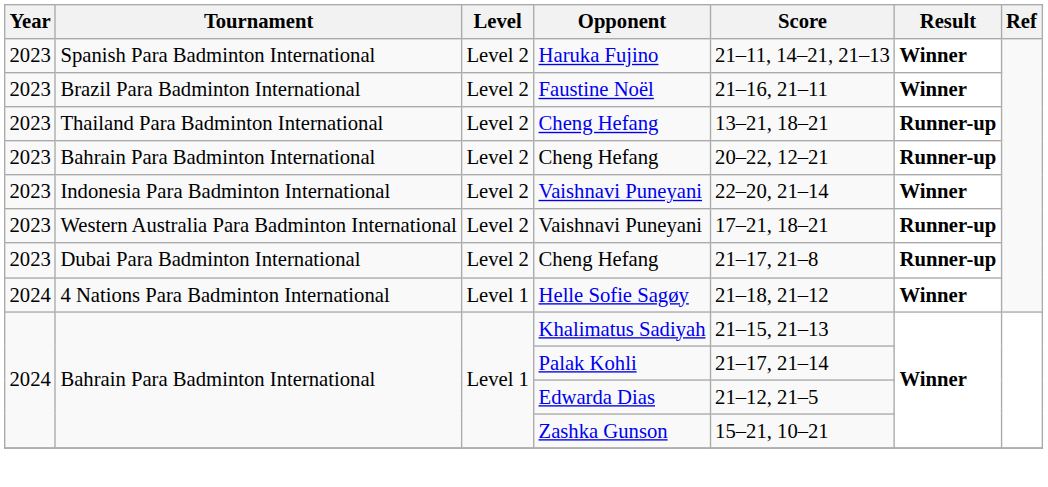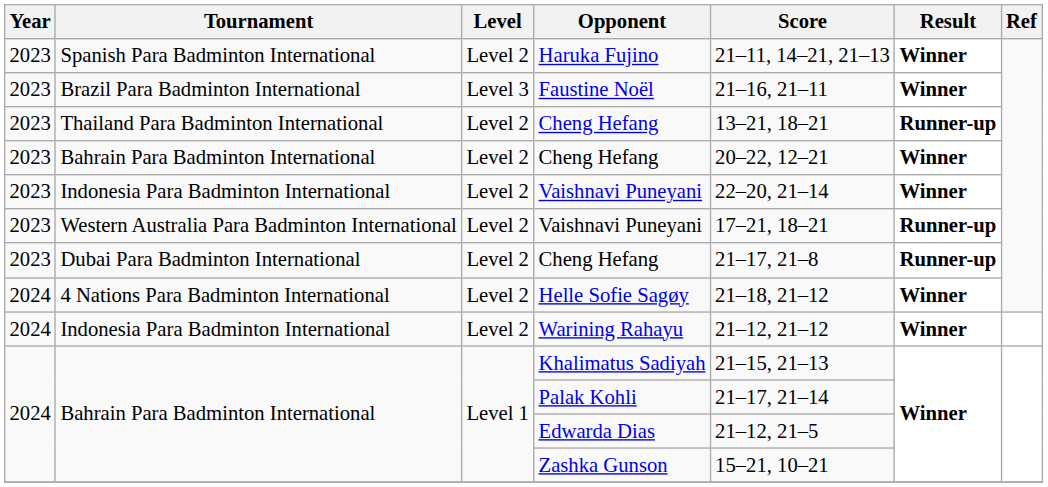(498, 89) Level 2 -> (498, 89) Level 3
(948, 158) Runner-up -> (933, 158) Winner
(498, 294) Level 1 -> (498, 294) Level 2
+ row: (225, 328)
